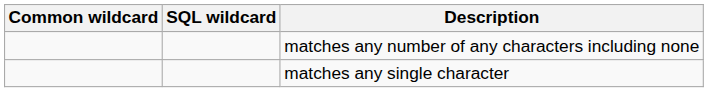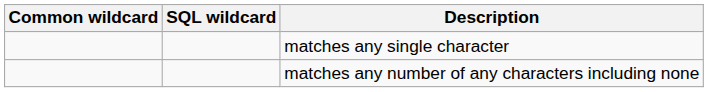rows swapped: (397, 73) <-> (492, 45)
